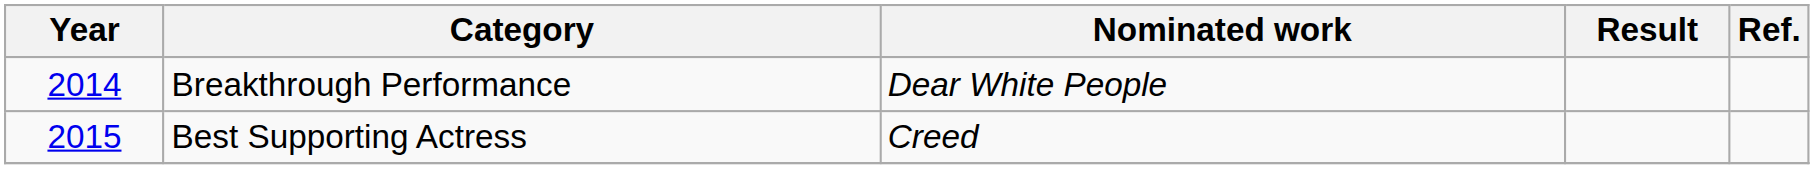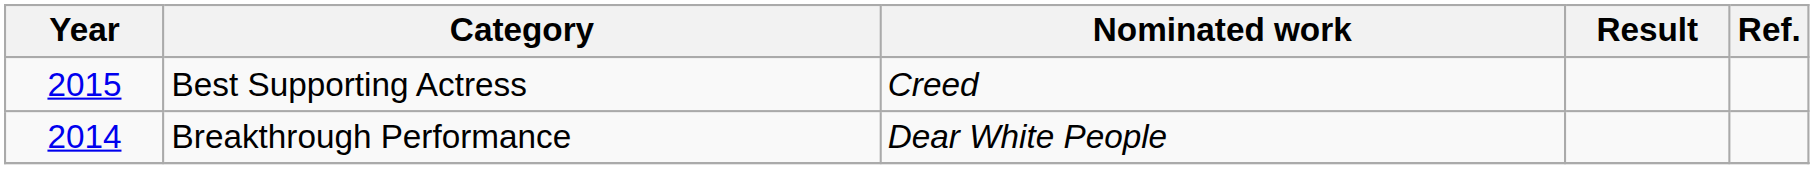rows swapped: (371, 83) <-> (349, 136)
